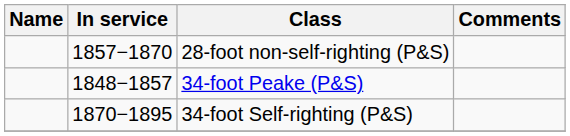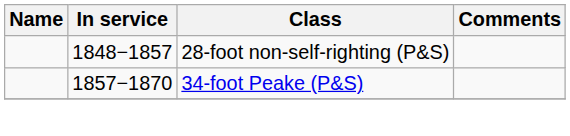(122, 51) 1857−1870 -> (122, 51) 1848−1857
(122, 83) 1848−1857 -> (122, 83) 1857−1870
- row: (297, 114)
